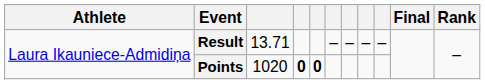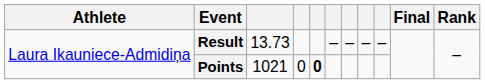(270, 42) 13.71 -> (270, 42) 13.73
(270, 67) 1020 -> (270, 67) 1021
(301, 67) bold -> (301, 67) normal
